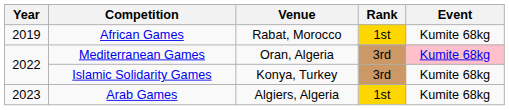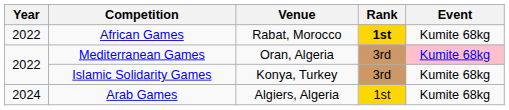(26, 35) 2019 -> (26, 35) 2022
(382, 35) normal -> (382, 35) bold
(26, 95) 2023 -> (26, 95) 2024
